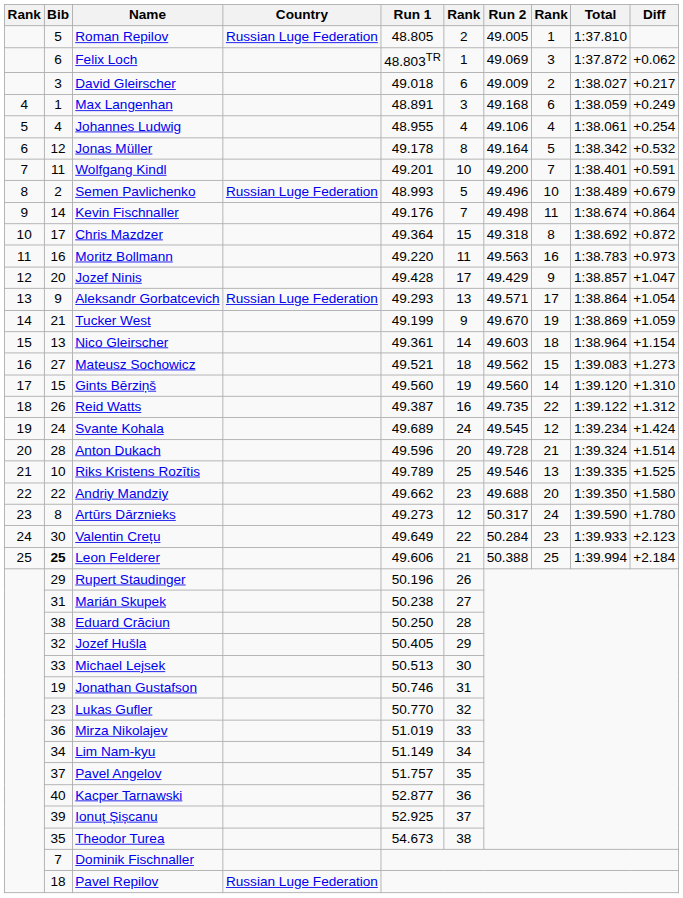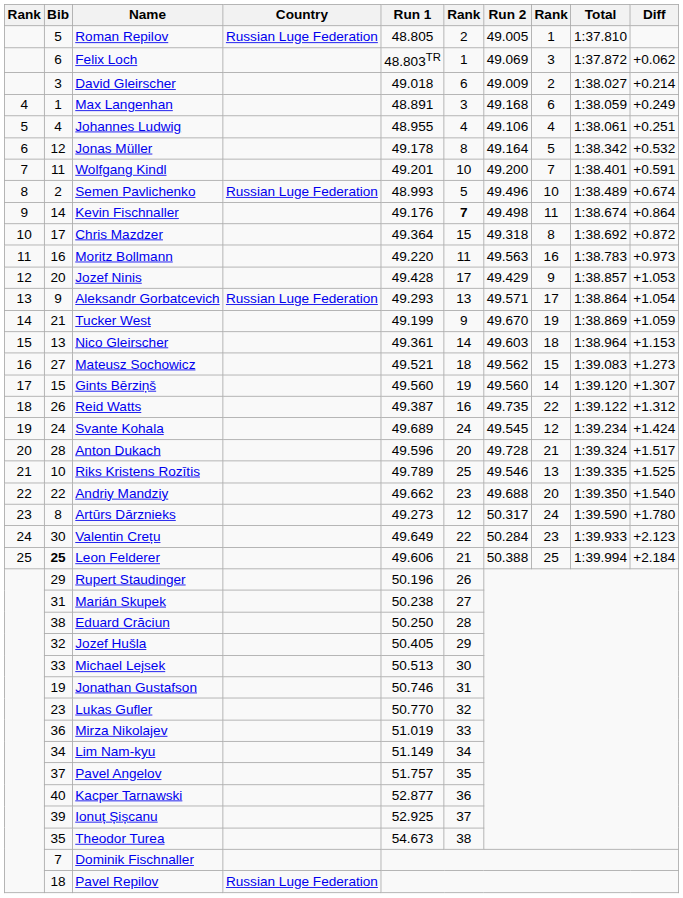(654, 83) +0.217 -> (654, 83) +0.214
(654, 126) +0.254 -> (654, 126) +0.251
(654, 191) +0.679 -> (654, 191) +0.674
(464, 213) normal -> (464, 213) bold
(654, 277) +1.047 -> (654, 277) +1.053
(654, 342) +1.154 -> (654, 342) +1.153
(654, 385) +1.310 -> (654, 385) +1.307
(654, 450) +1.514 -> (654, 450) +1.517
(654, 493) +1.580 -> (654, 493) +1.540
